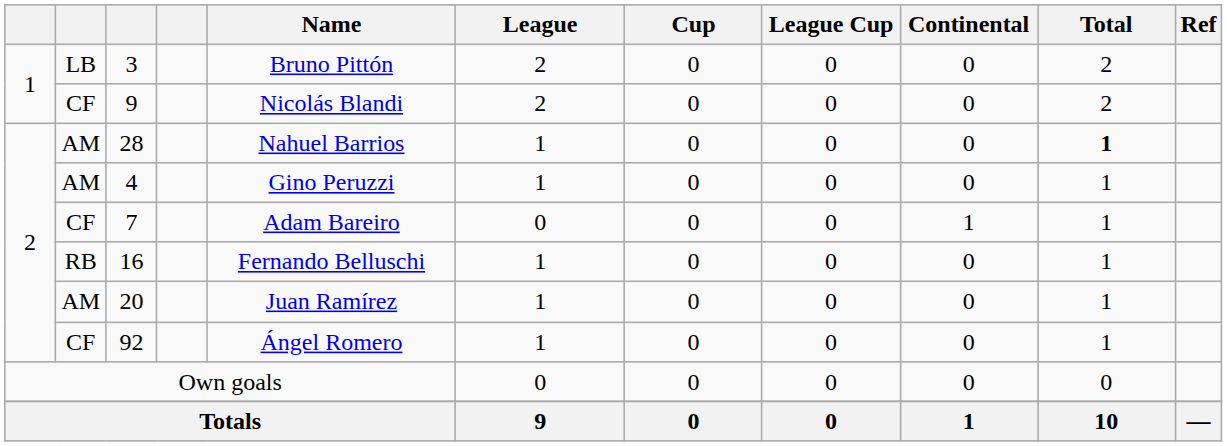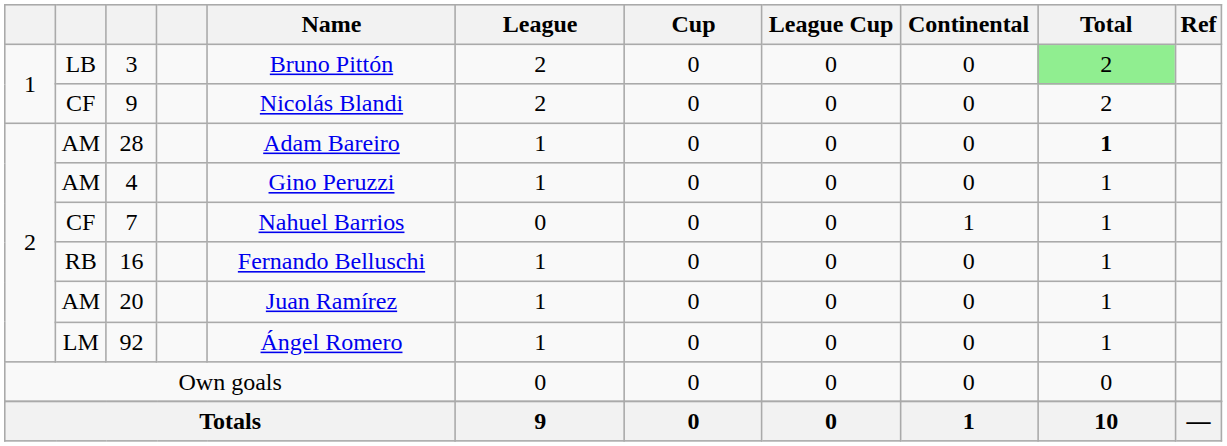(1106, 64) no background -> (1106, 64) lightgreen background
(332, 143) Nahuel Barrios -> (331, 143) Adam Bareiro
(331, 222) Adam Bareiro -> (332, 222) Nahuel Barrios
(81, 341) CF -> (81, 341) LM
